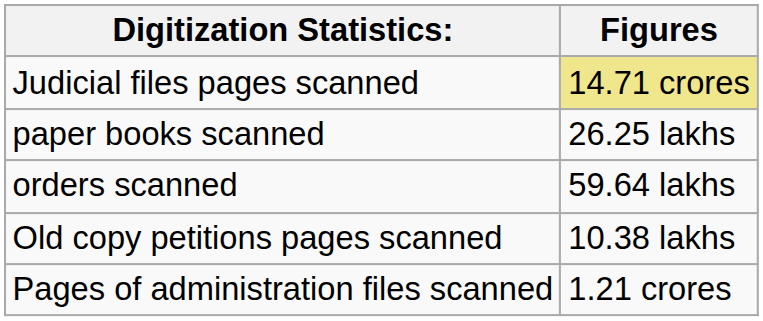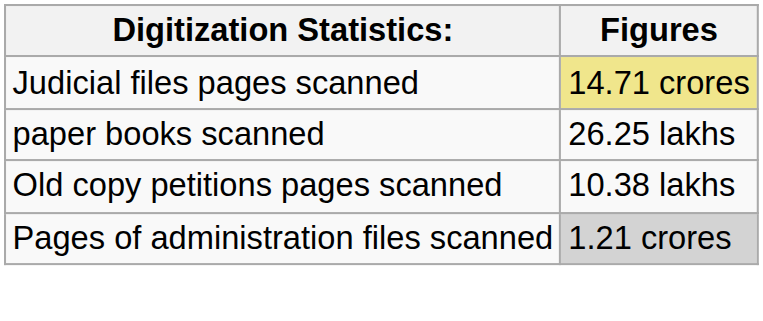- row: (125, 185)
(650, 289) no background -> (650, 237) lightgrey background
